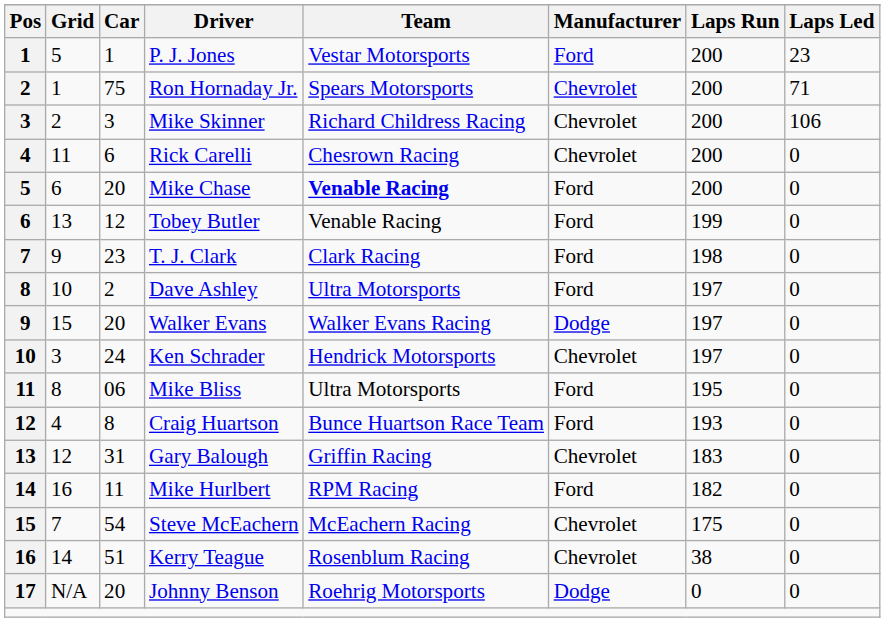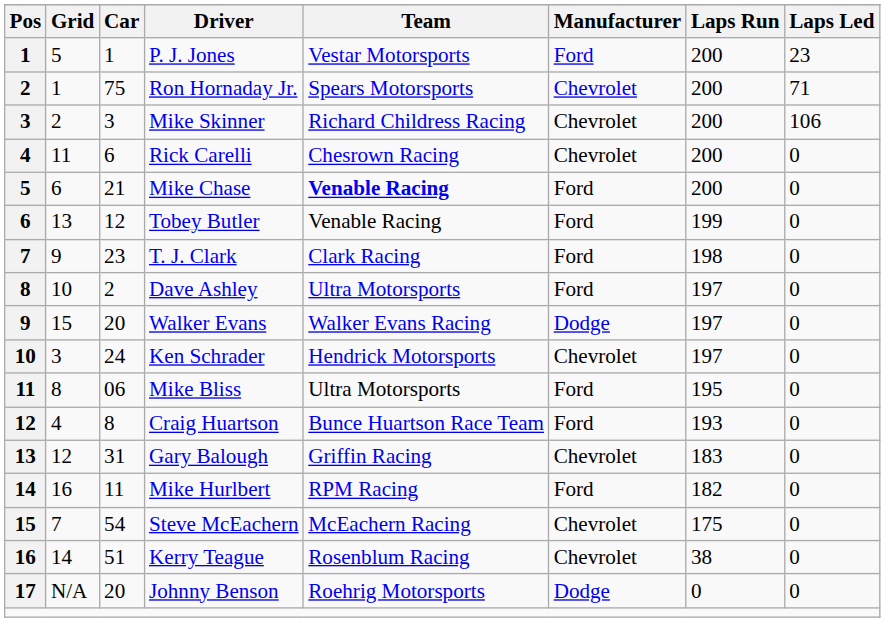(115, 188) 20 -> (115, 188) 21
